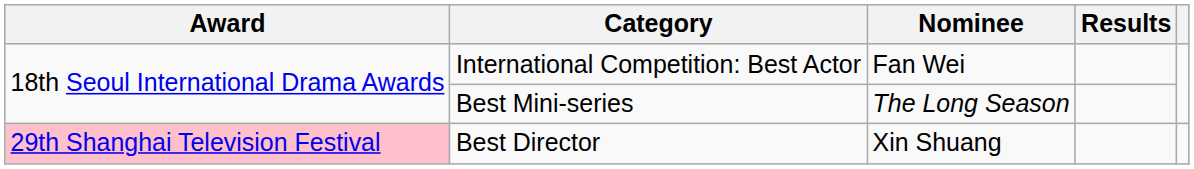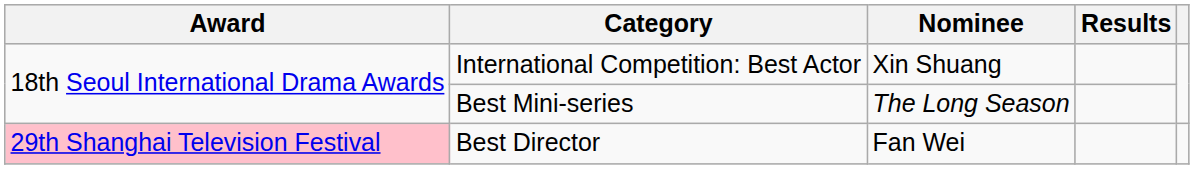(919, 63) Fan Wei -> (937, 63) Xin Shuang
(937, 143) Xin Shuang -> (919, 143) Fan Wei
